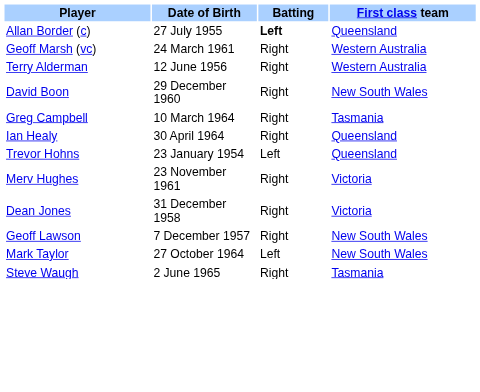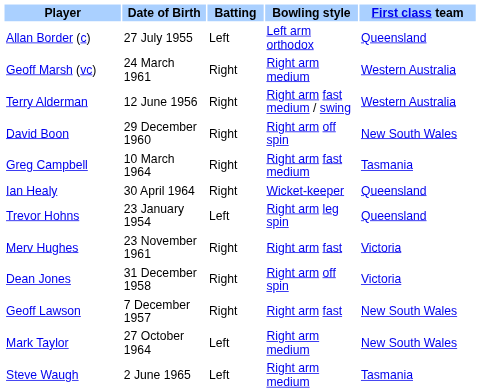+ column: (311, 12)
(271, 31) bold -> (219, 38) normal
(274, 272) Right -> (219, 375) Left
